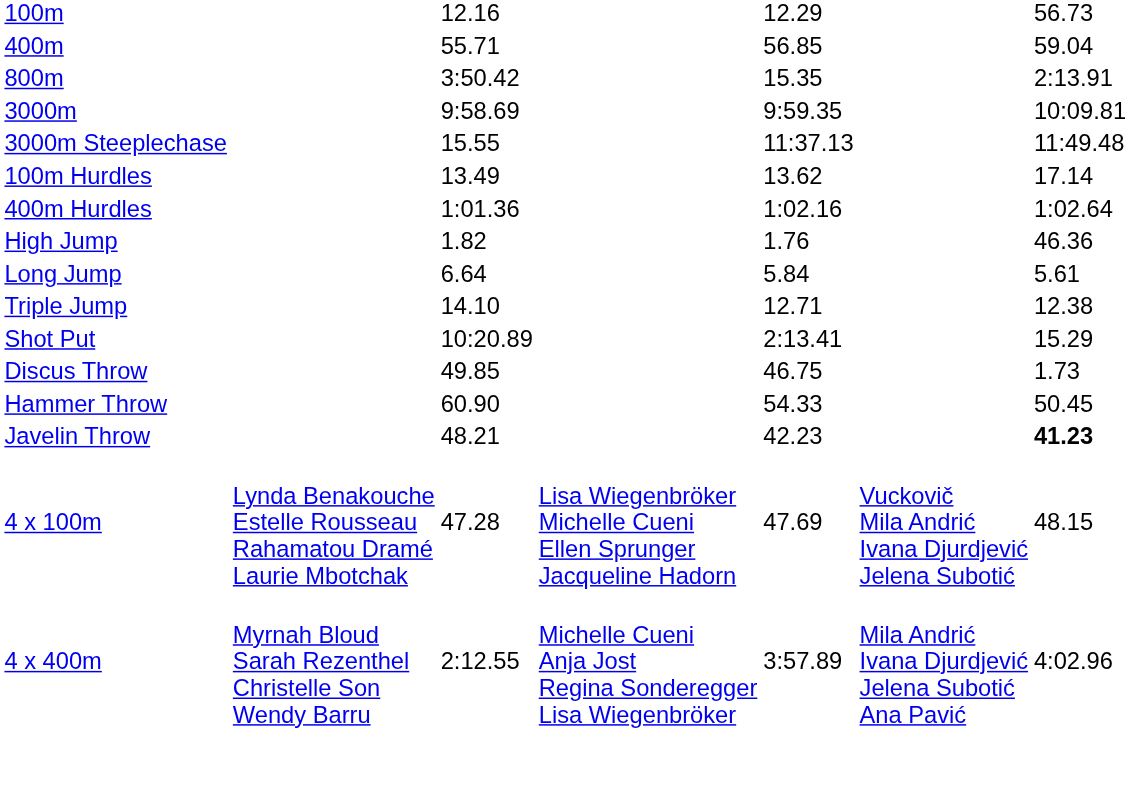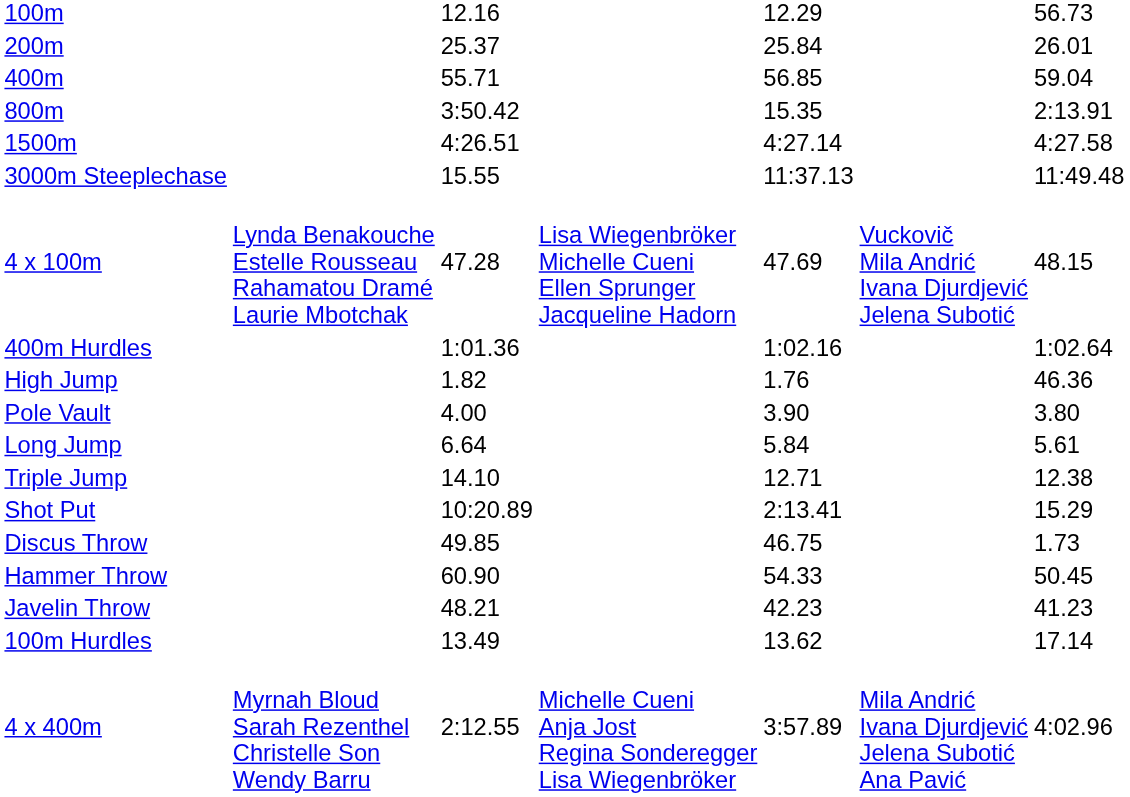+ row: (34, 46)
+ row: (41, 143)
- row: (41, 111)
rows swapped: (78, 176) <-> (53, 522)
+ row: (58, 413)
(1064, 436) bold -> (1064, 608) normal
